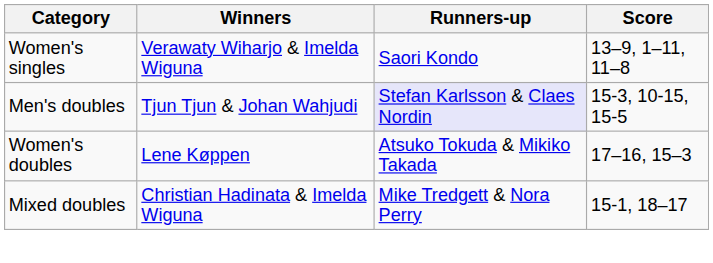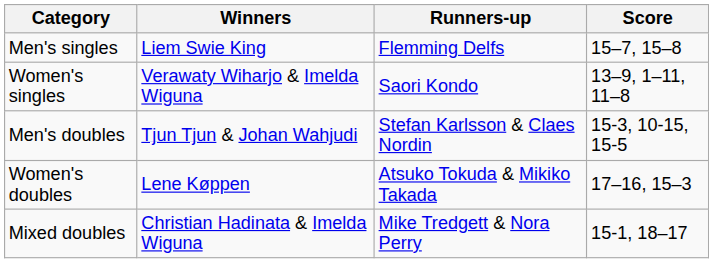+ row: (63, 47)
(477, 106) lavender background -> (477, 135) no background
